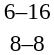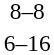rows swapped: (27, 11) <-> (27, 43)
